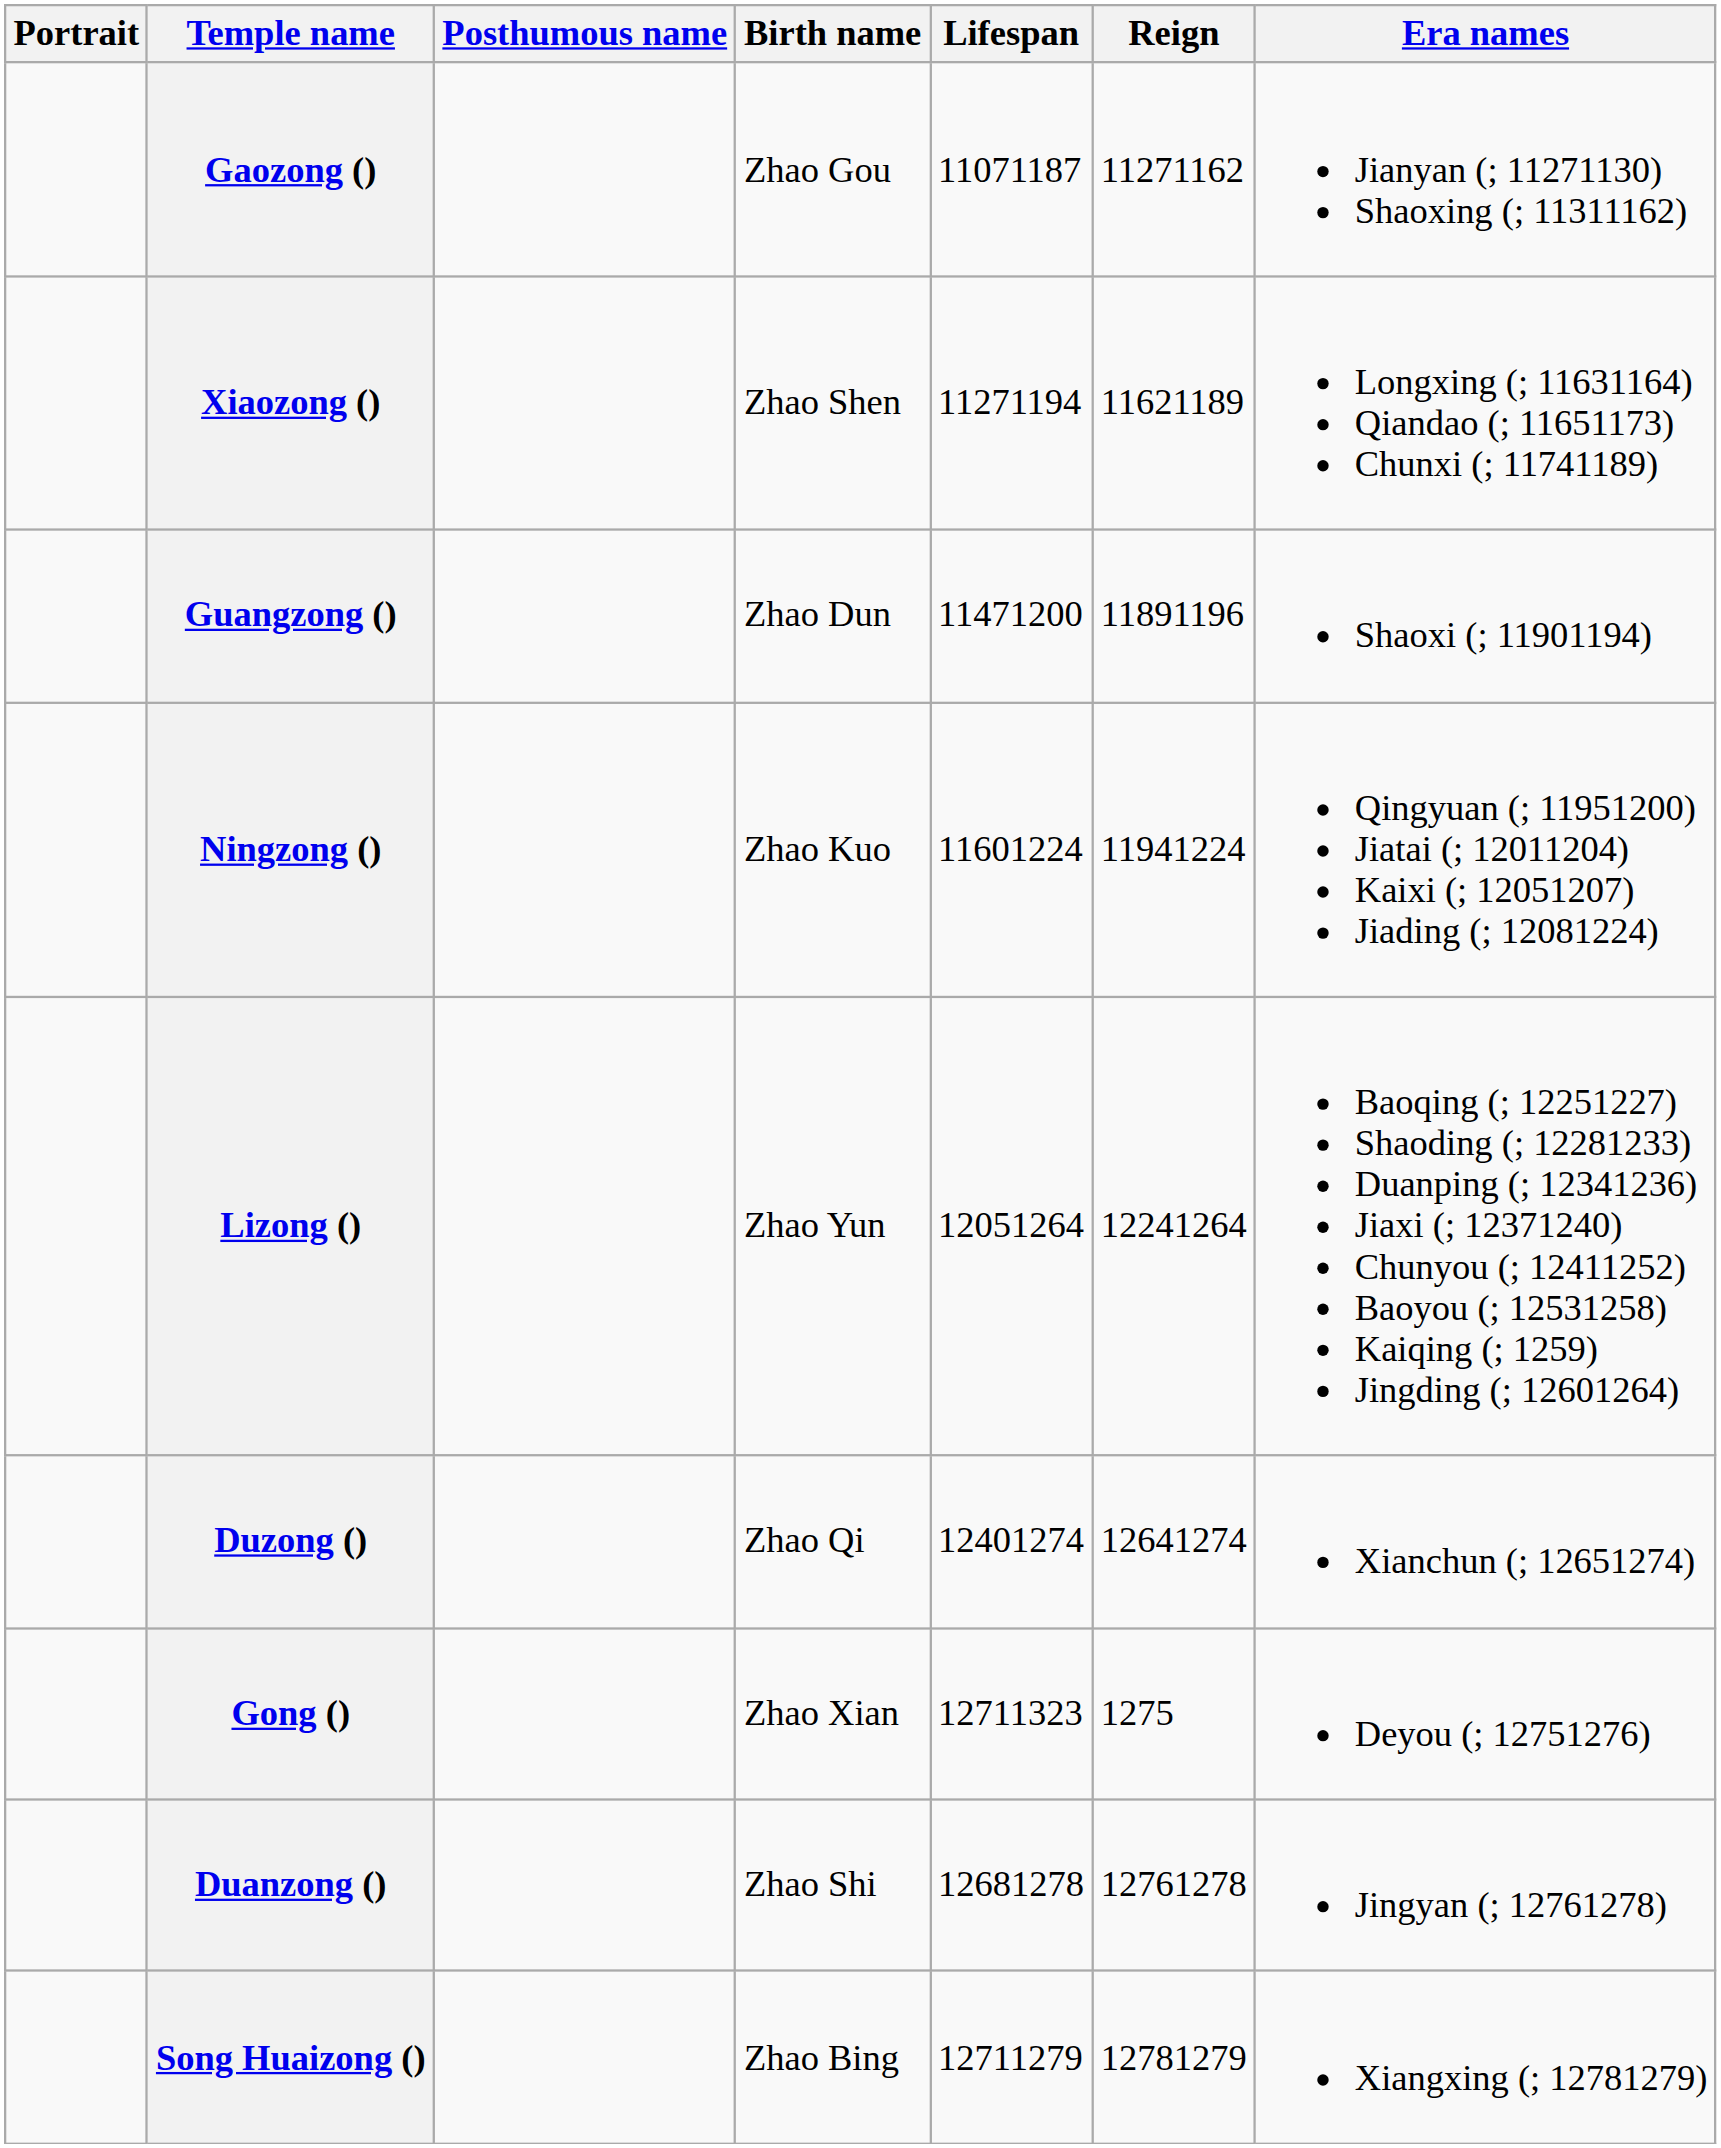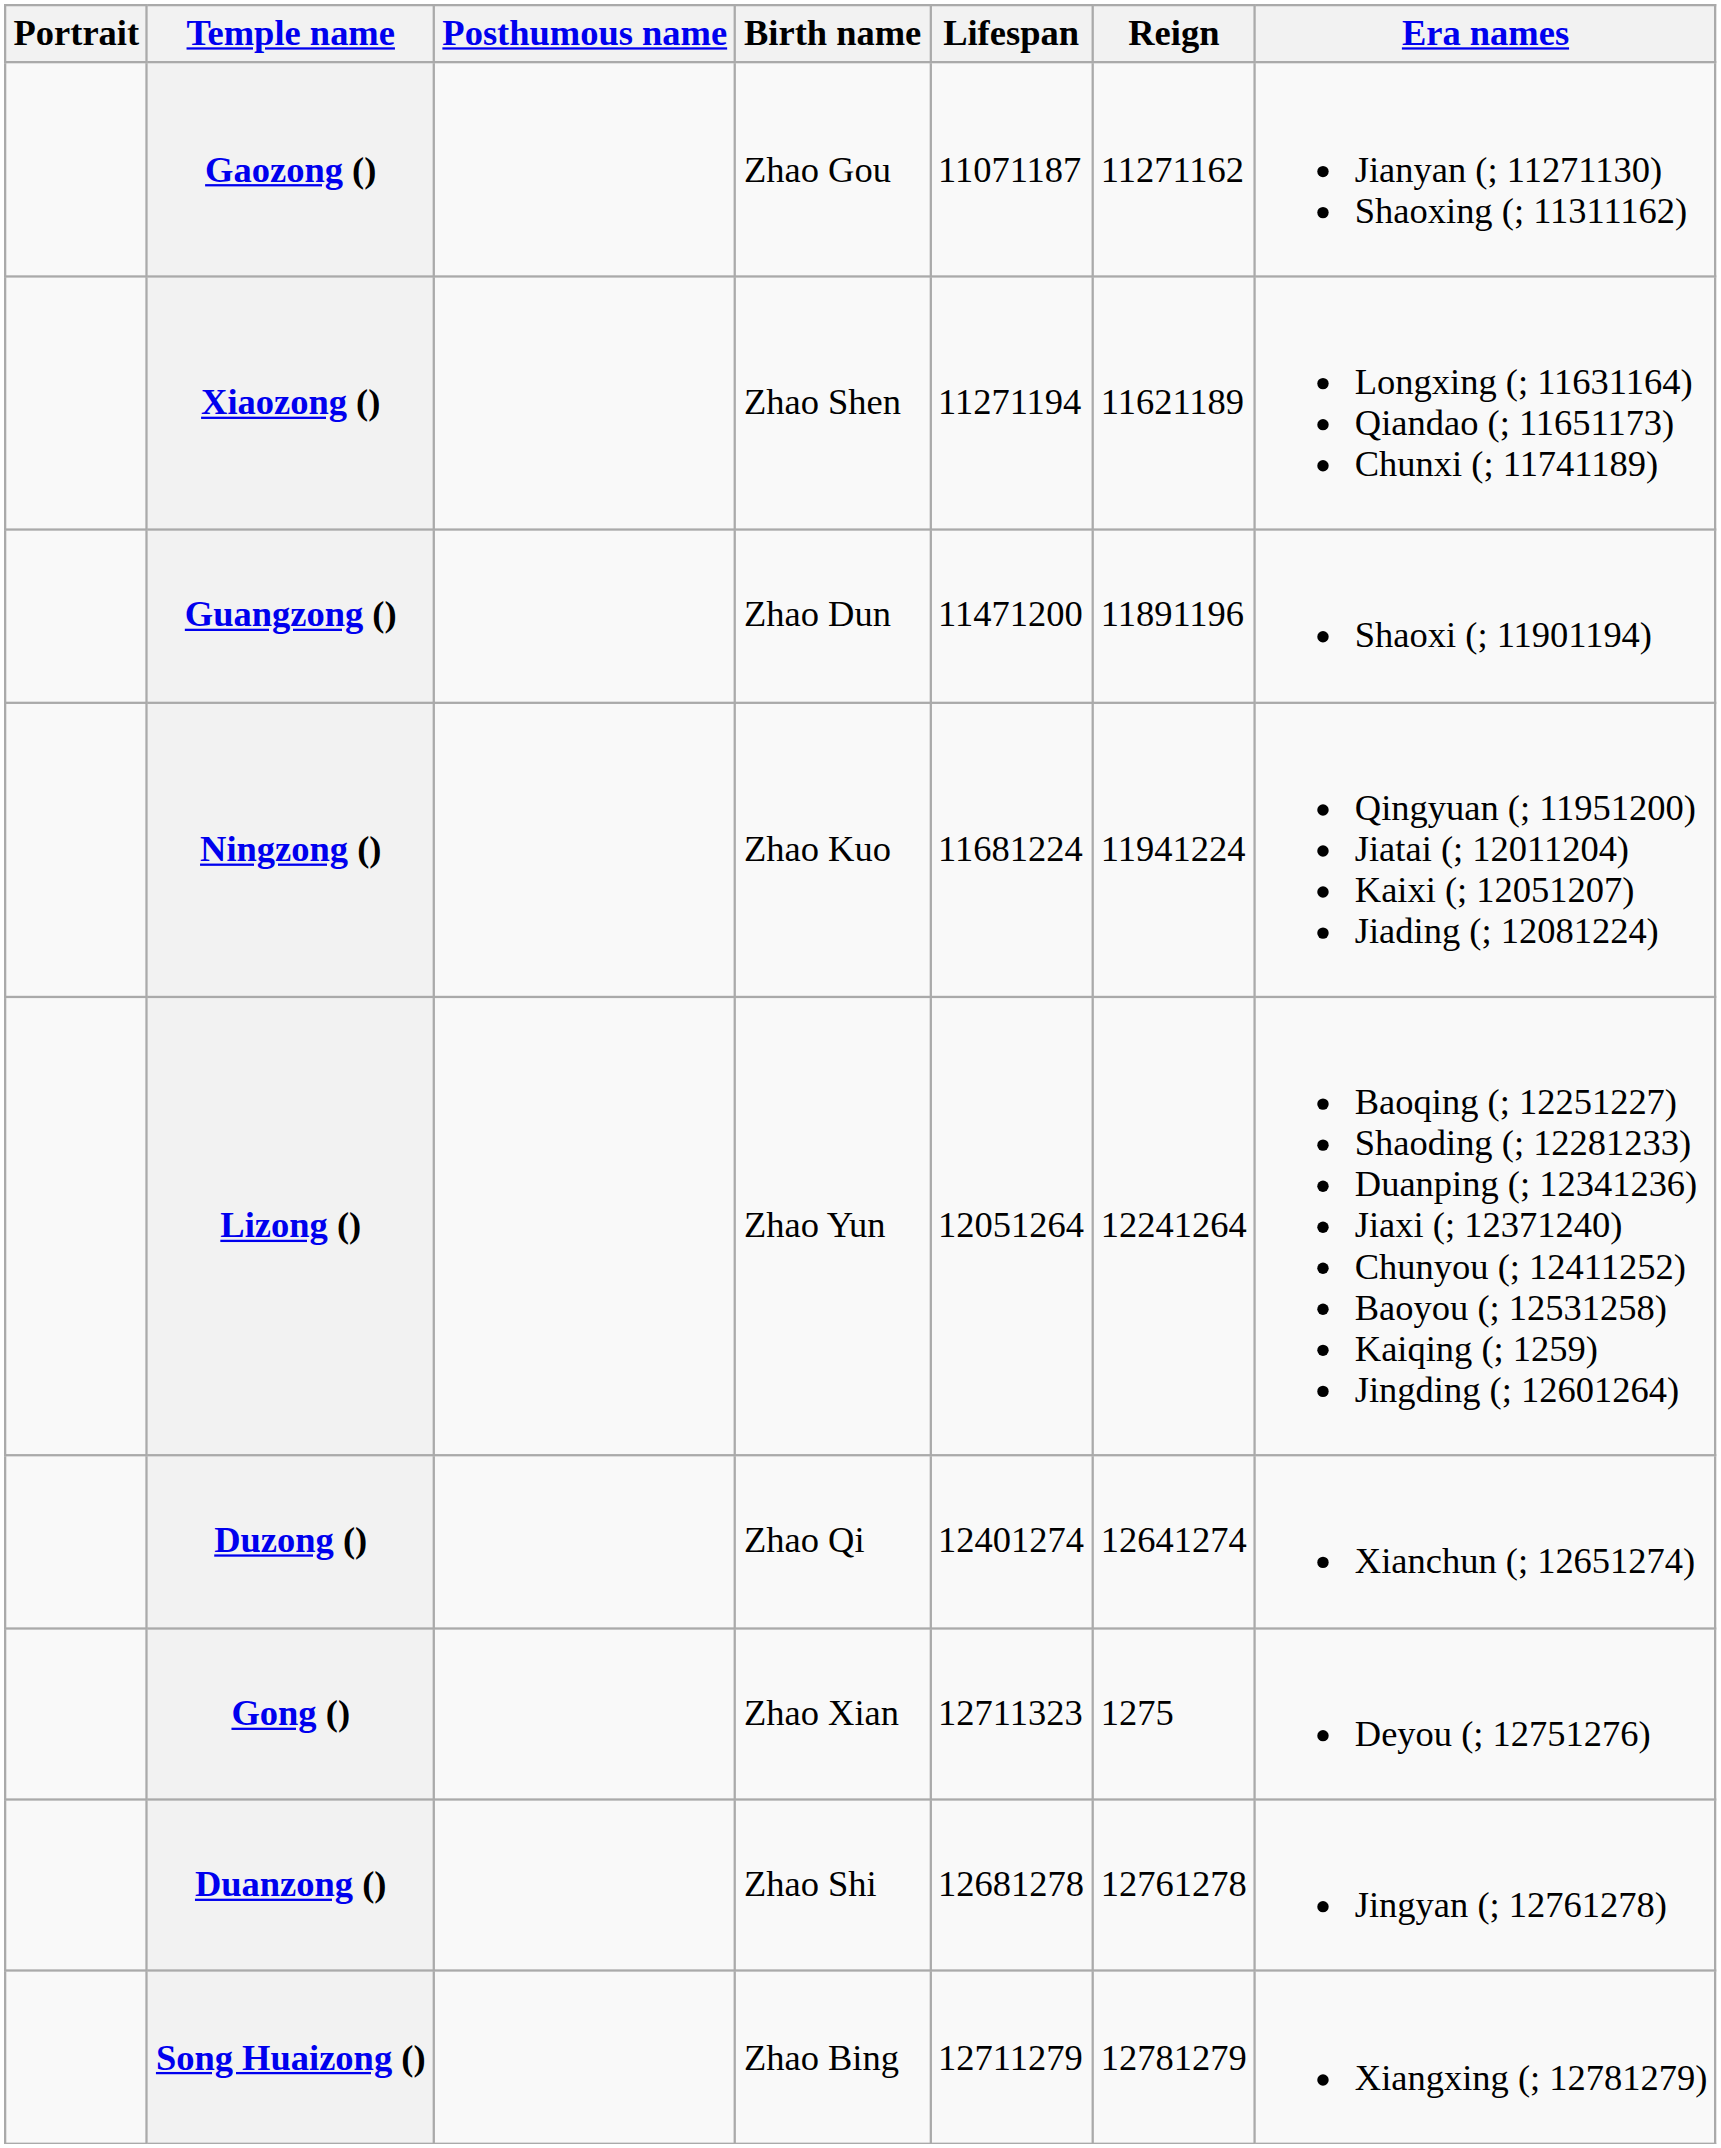(1010, 848) 11601224 -> (1010, 848) 11681224
